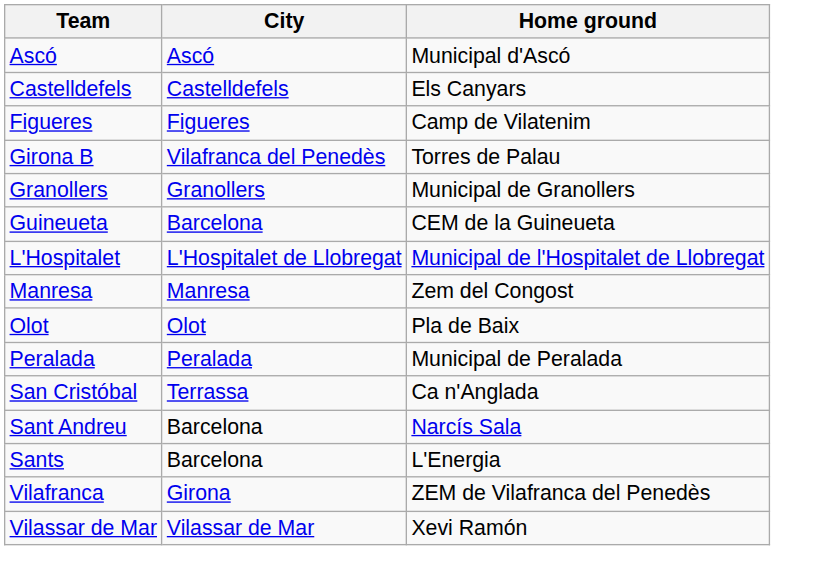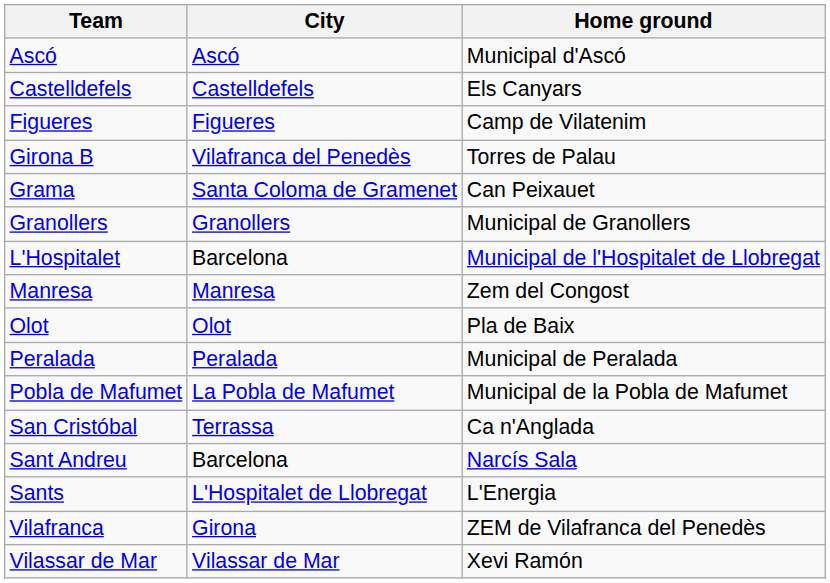+ row: (42, 190)
- row: (59, 223)
(284, 257) L'Hospitalet de Llobregat -> (240, 257) Barcelona
+ row: (96, 392)
(215, 460) Barcelona -> (309, 493) L'Hospitalet de Llobregat
